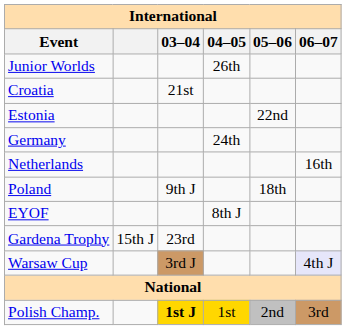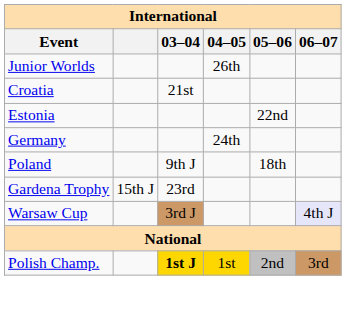- row: (46, 164)
- row: (28, 213)
